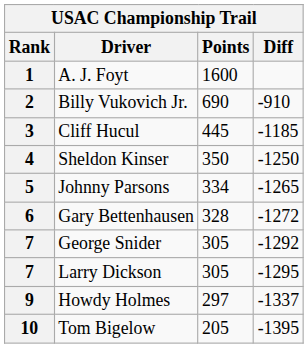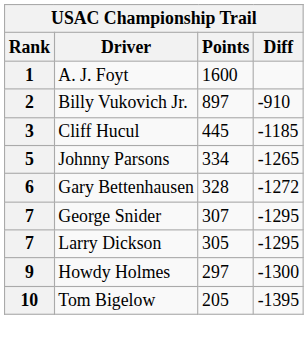(215, 103) 690 -> (215, 103) 897
- row: (29, 159)
(215, 243) 305 -> (215, 215) 307
(278, 243) -1292 -> (278, 215) -1295
(278, 300) -1337 -> (278, 272) -1300
